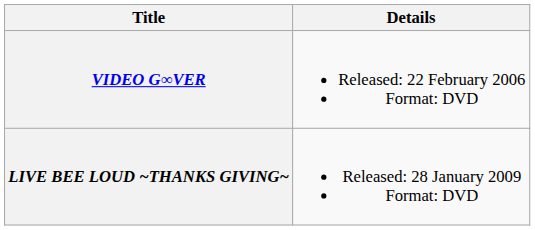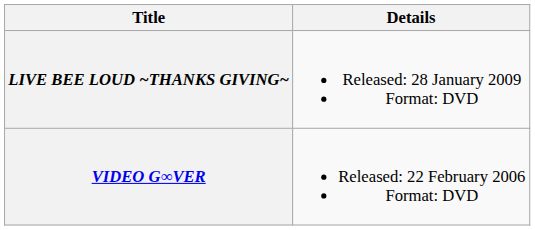rows swapped: (149, 79) <-> (149, 176)
